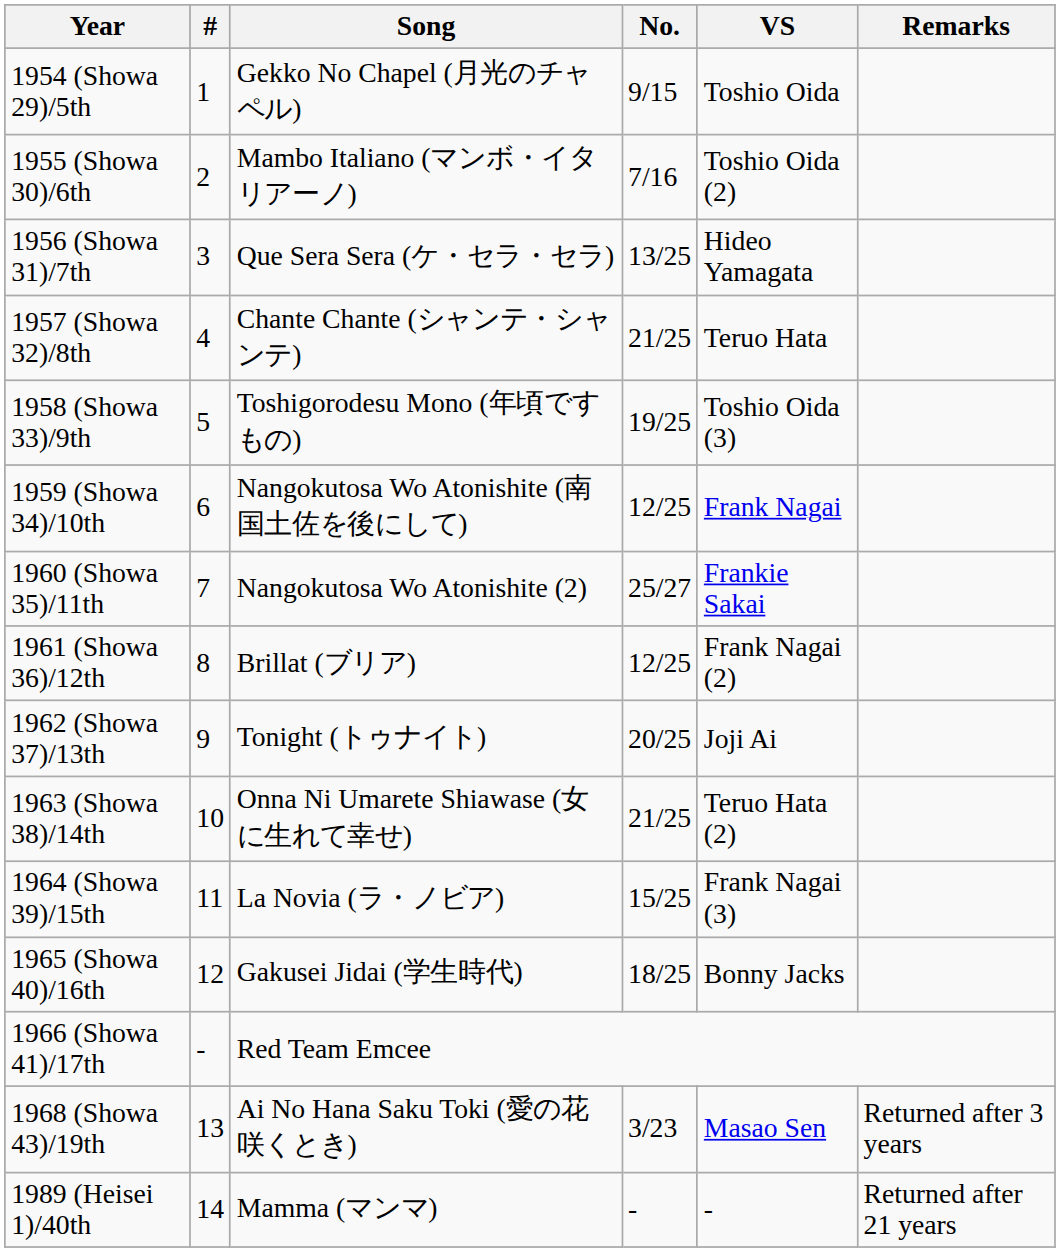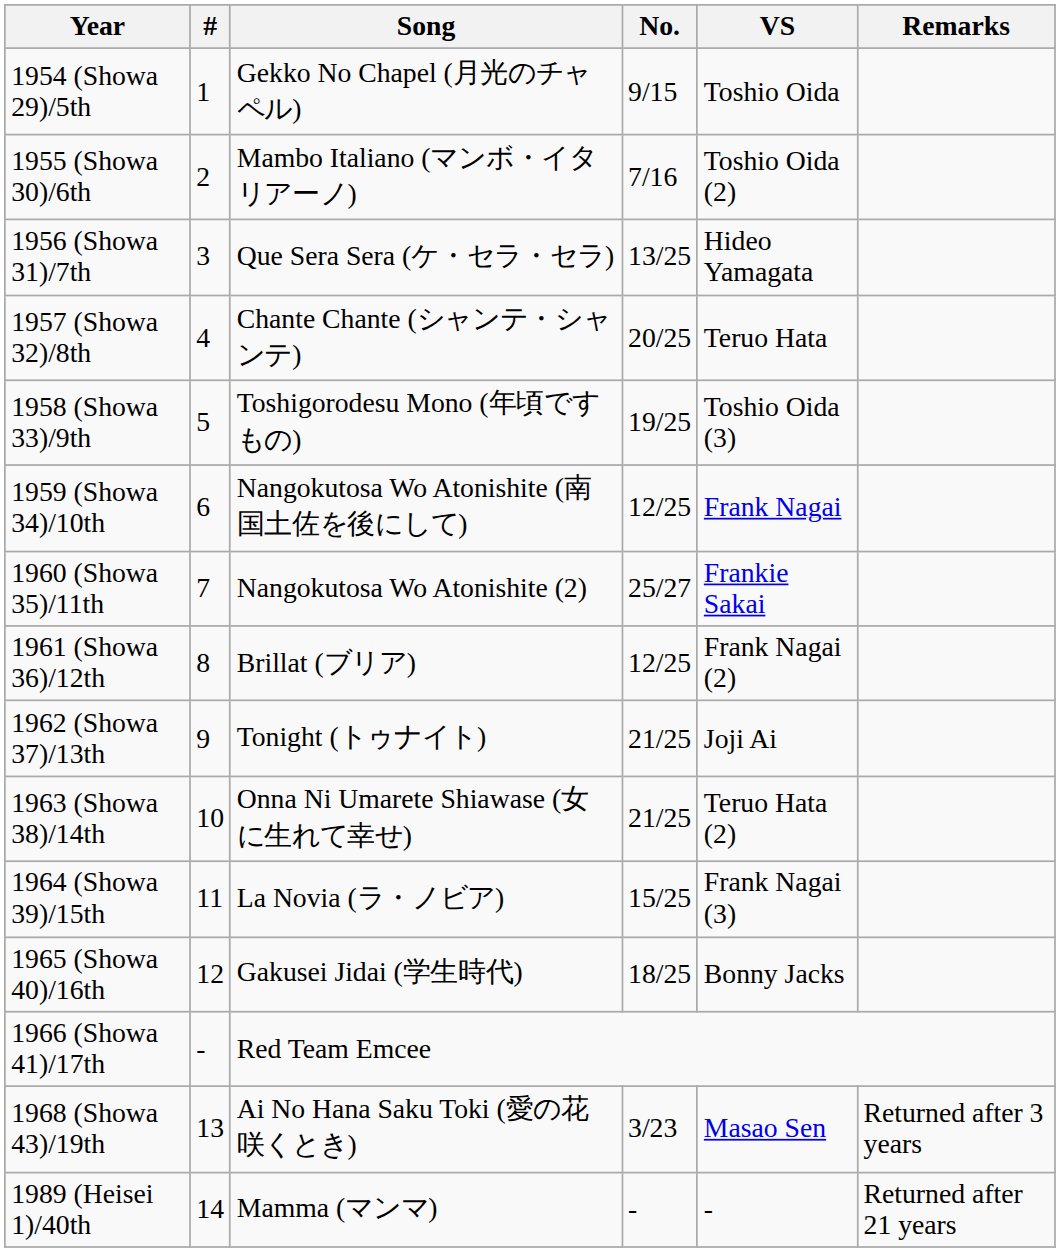(660, 336) 21/25 -> (660, 336) 20/25
(660, 738) 20/25 -> (660, 738) 21/25
